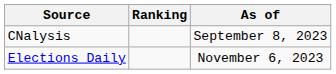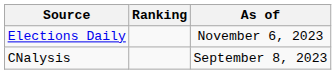rows swapped: (67, 58) <-> (39, 37)
